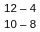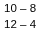rows swapped: (20, 8) <-> (20, 24)
